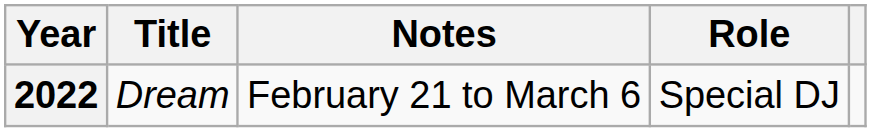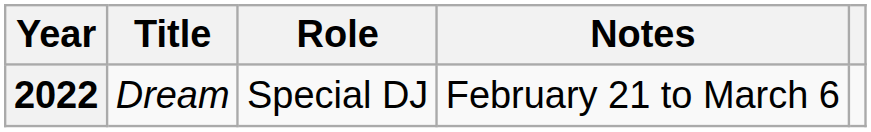columns swapped: (749, 34) <-> (444, 34)
